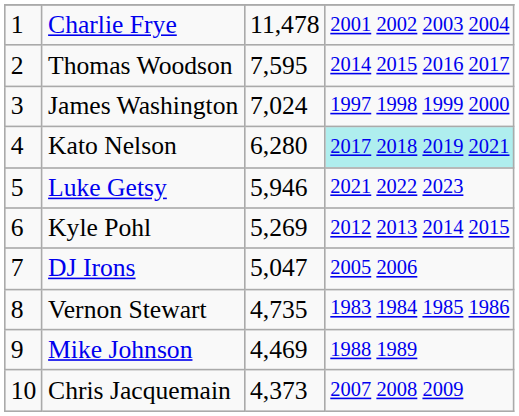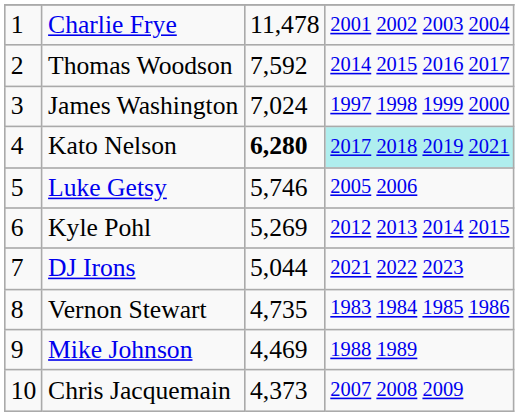(279, 65) 7,595 -> (279, 65) 7,592
(279, 146) normal -> (279, 146) bold
(279, 187) 5,946 -> (279, 187) 5,746
(397, 187) 2021 2022 2023 -> (374, 187) 2005 2006
(279, 268) 5,047 -> (279, 268) 5,044
(374, 268) 2005 2006 -> (397, 268) 2021 2022 2023
